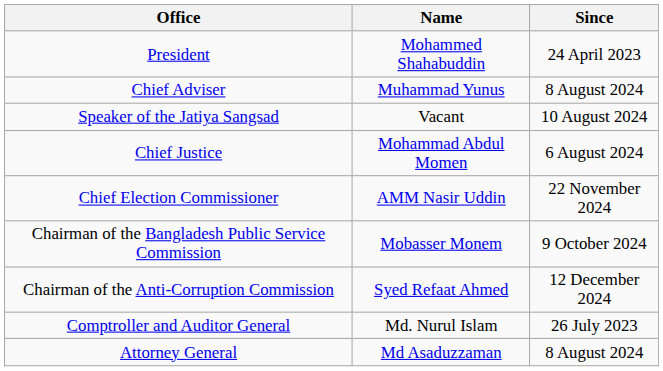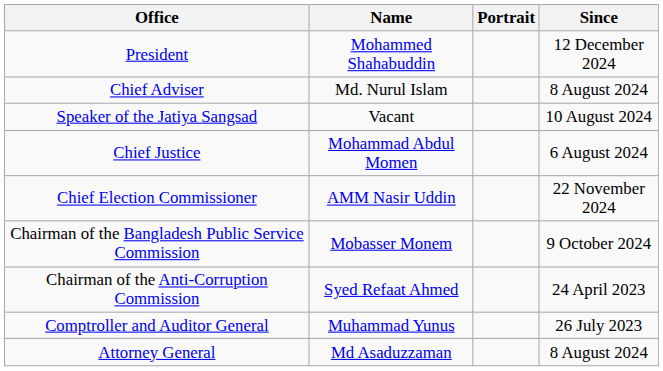+ column: (506, 17)
(594, 53) 24 April 2023 -> (599, 53) 12 December 2024
(441, 90) Muhammad Yunus -> (391, 90) Md. Nurul Islam
(594, 289) 12 December 2024 -> (599, 289) 24 April 2023
(441, 325) Md. Nurul Islam -> (391, 325) Muhammad Yunus
